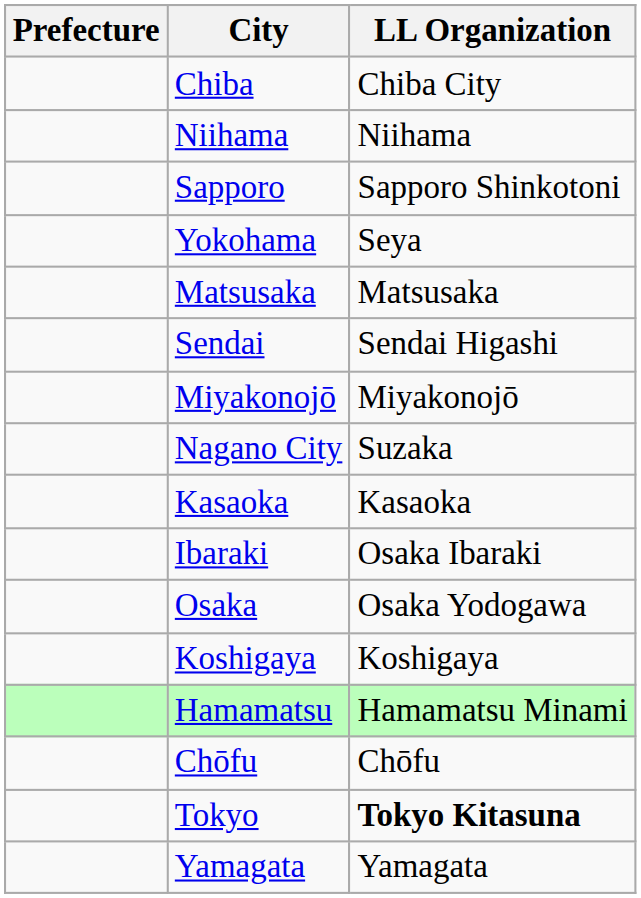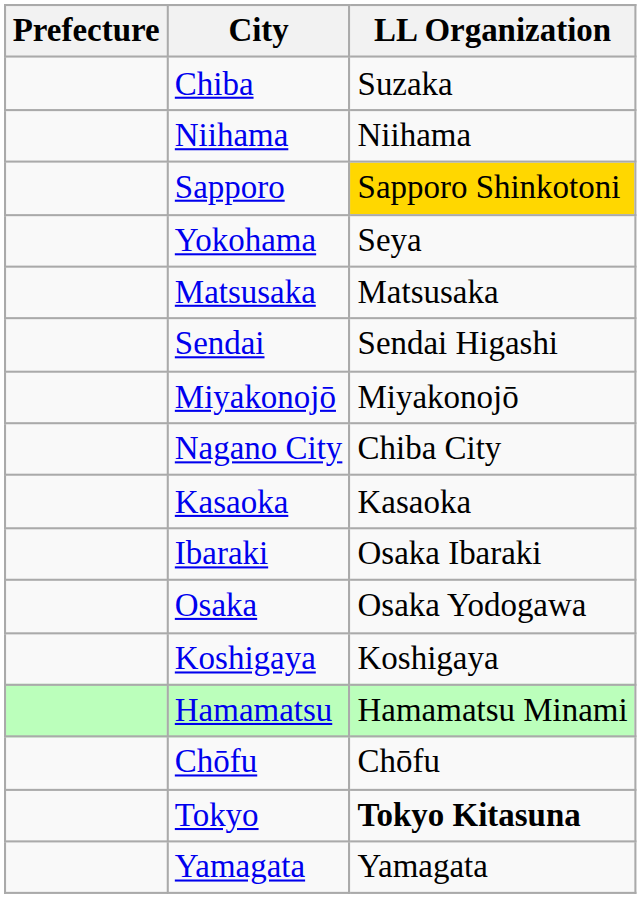(429, 82) Chiba City -> (405, 82) Suzaka
(489, 187) no background -> (489, 187) gold background
(405, 448) Suzaka -> (429, 448) Chiba City
